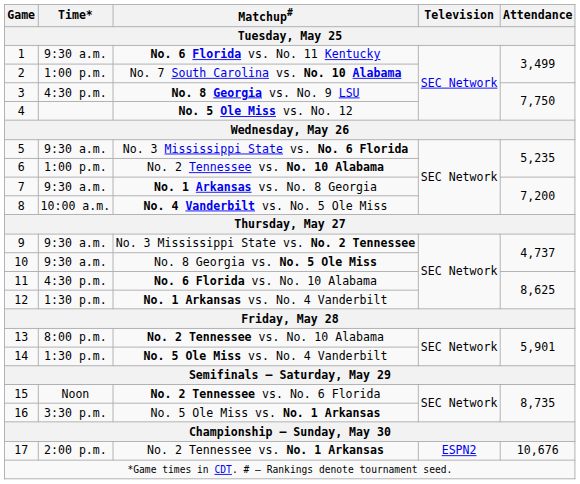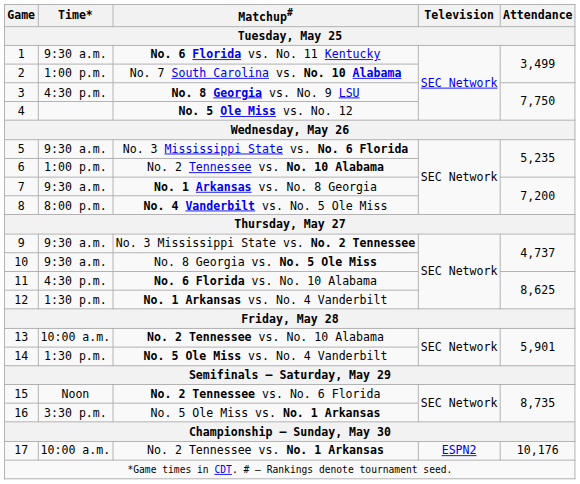(75, 205) 10:00 a.m. -> (75, 205) 8:00 p.m.
(75, 337) 8:00 p.m. -> (75, 337) 10:00 a.m.
(75, 451) 2:00 p.m. -> (75, 451) 10:00 a.m.
(538, 451) 10,676 -> (538, 451) 10,176
